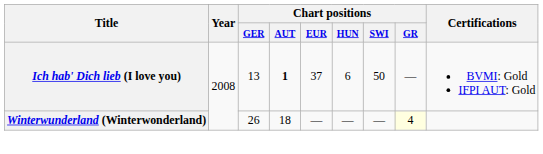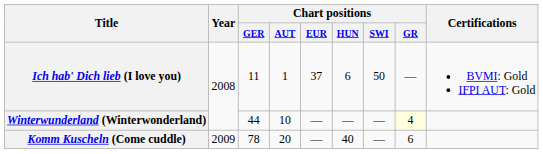(254, 76) 13 -> (254, 76) 11
(285, 76) bold -> (285, 76) normal
(254, 120) 26 -> (254, 120) 44
(285, 120) 18 -> (285, 120) 10
+ row: (107, 139)
